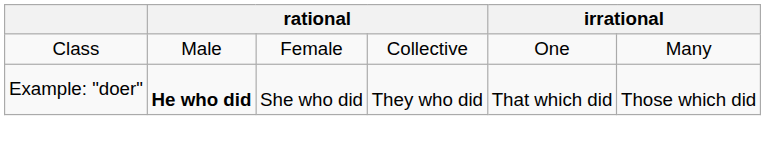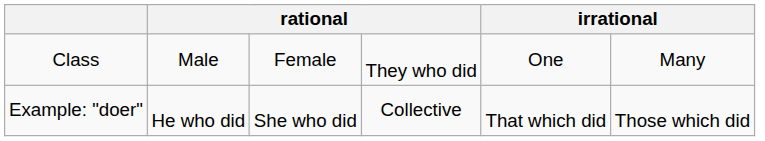(427, 49) Collective -> (421, 70) They who did
(201, 99) bold -> (198, 120) normal
(427, 99) They who did -> (421, 110) Collective
